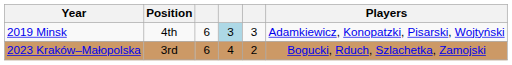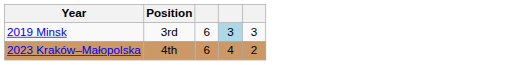- column: (387, 13)
(169, 32) 4th -> (169, 32) 3rd
(169, 50) 3rd -> (169, 50) 4th
